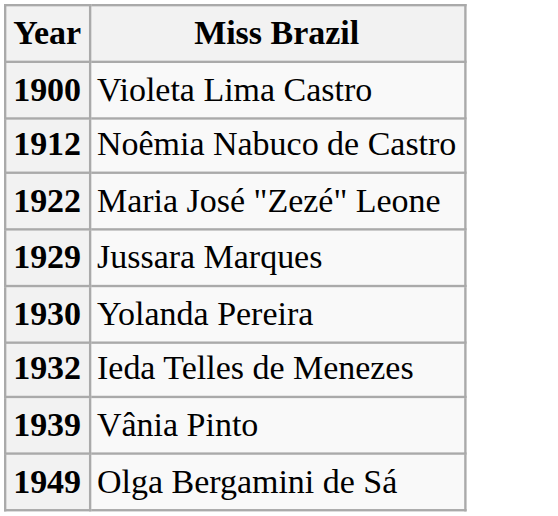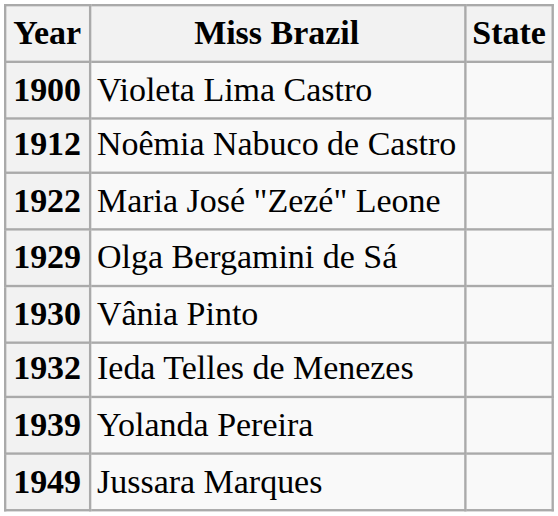+ column: (509, 32)
(210, 257) Jussara Marques -> (247, 257) Olga Bergamini de Sá
(205, 313) Yolanda Pereira -> (178, 313) Vânia Pinto
(178, 425) Vânia Pinto -> (205, 425) Yolanda Pereira
(247, 481) Olga Bergamini de Sá -> (210, 481) Jussara Marques
